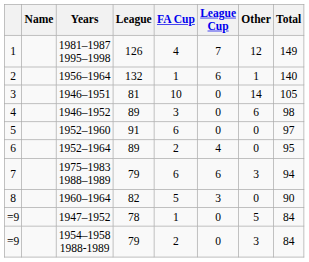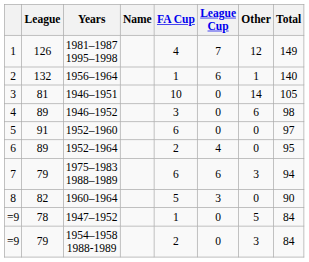columns swapped: (39, 20) <-> (134, 20)
